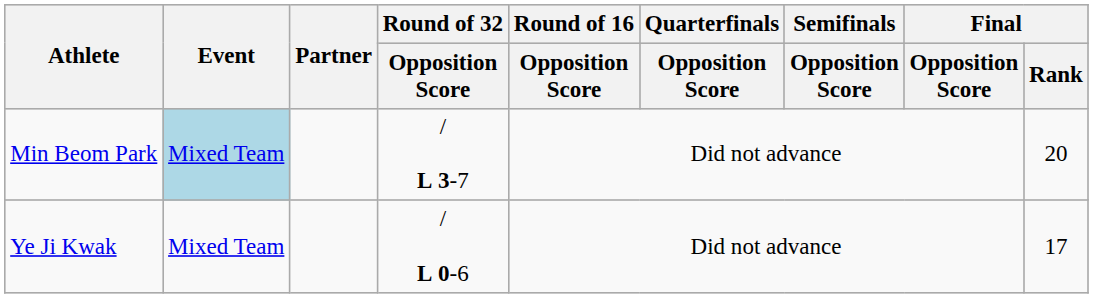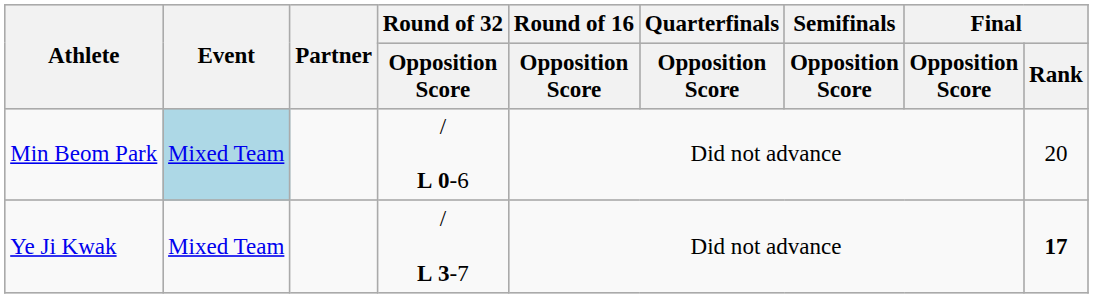(443, 154) / L 3-7 -> (443, 154) / L 0-6
(443, 246) / L 0-6 -> (443, 246) / L 3-7
(1056, 246) normal -> (1056, 246) bold
